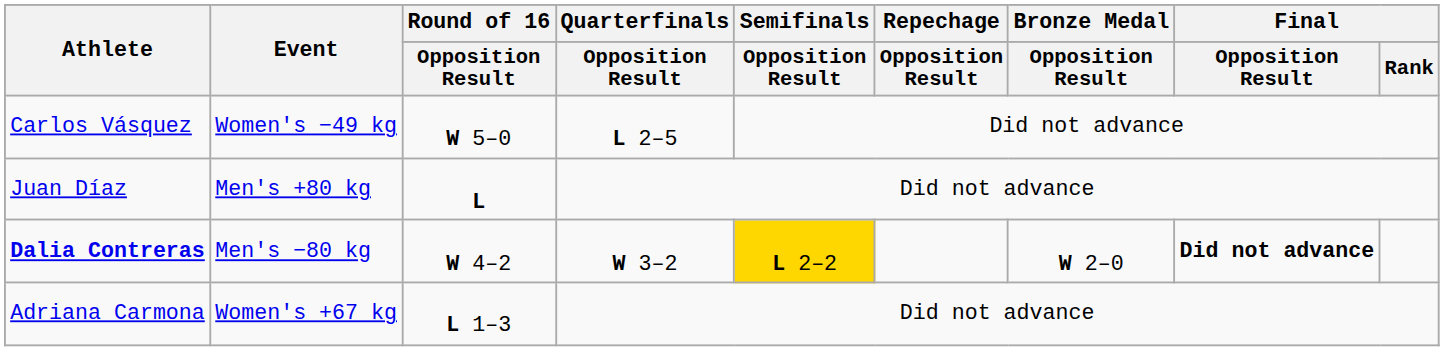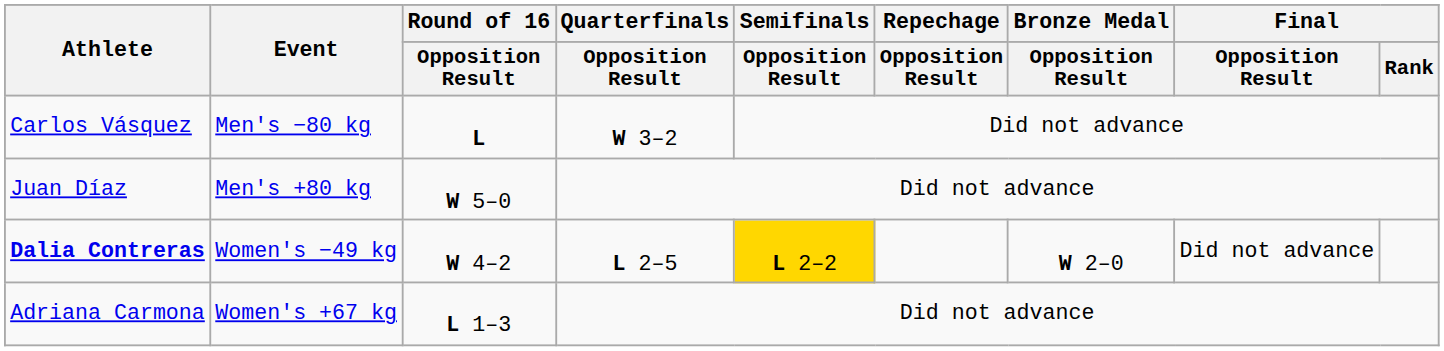(306, 127) Women's −49 kg -> (293, 127) Men's −80 kg
(479, 140) W 5–0 -> (479, 140) L
(645, 140) L 2–5 -> (645, 140) W 3–2
(479, 202) L -> (479, 202) W 5–0
(293, 251) Men's −80 kg -> (306, 251) Women's −49 kg
(645, 264) W 3–2 -> (645, 264) L 2–5
(1277, 251) bold -> (1277, 251) normal
